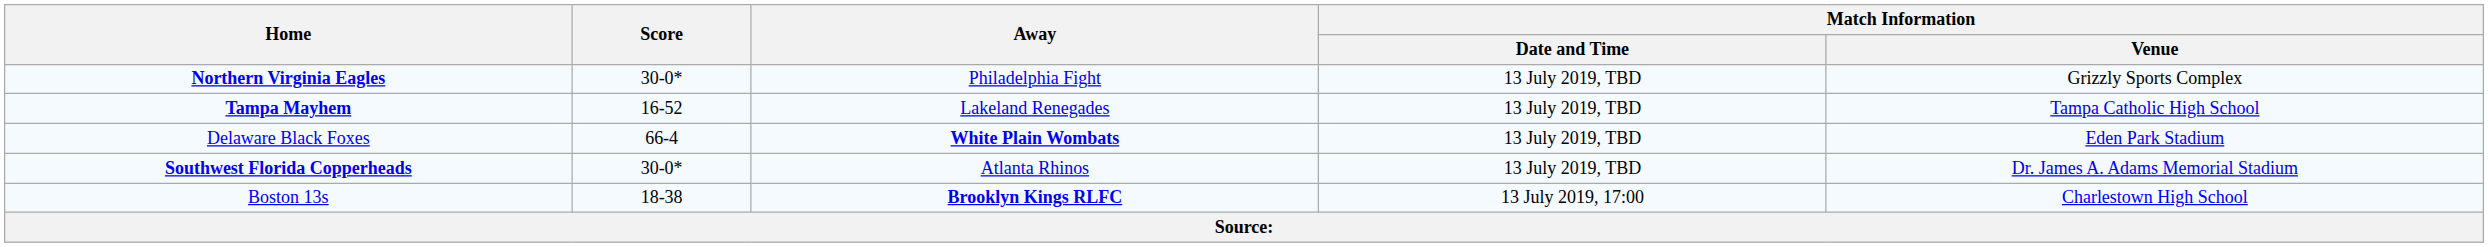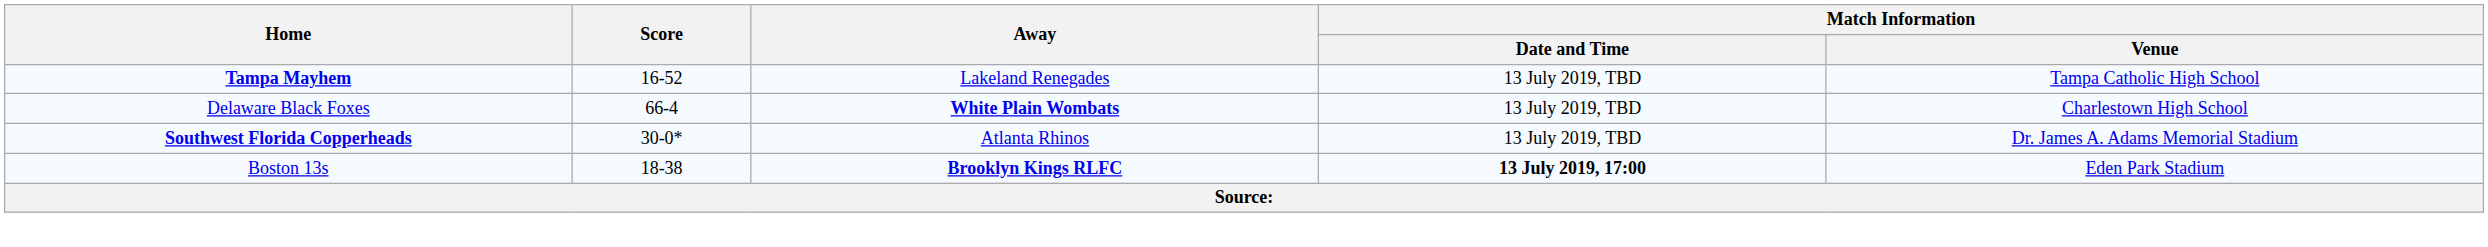- row: (288, 79)
(2155, 138) Eden Park Stadium -> (2155, 108) Charlestown High School
(1572, 197) normal -> (1572, 168) bold
(2155, 197) Charlestown High School -> (2155, 168) Eden Park Stadium
